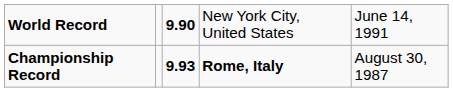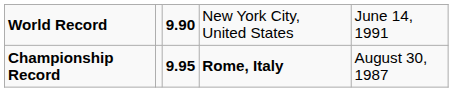(180, 66) 9.93 -> (180, 66) 9.95
